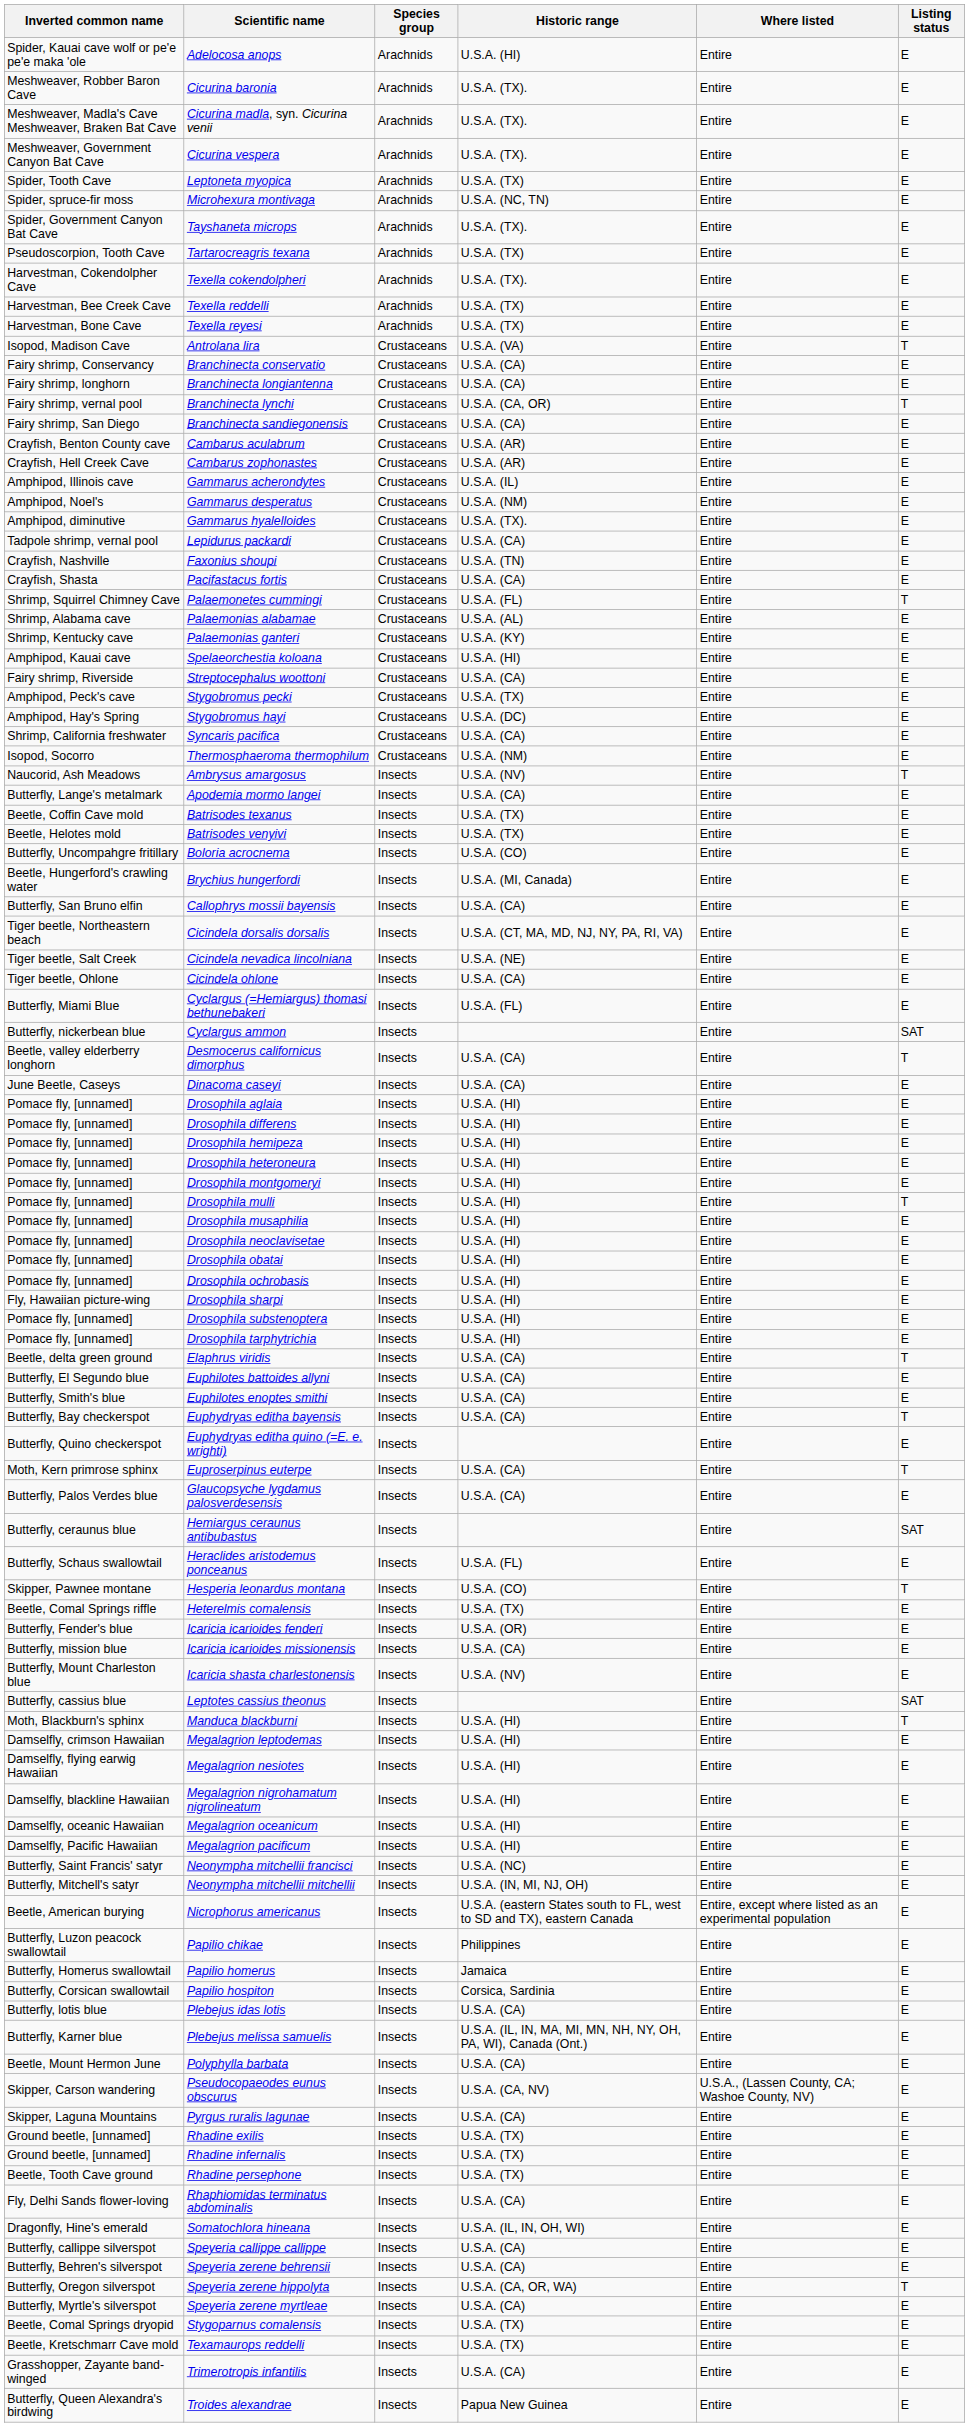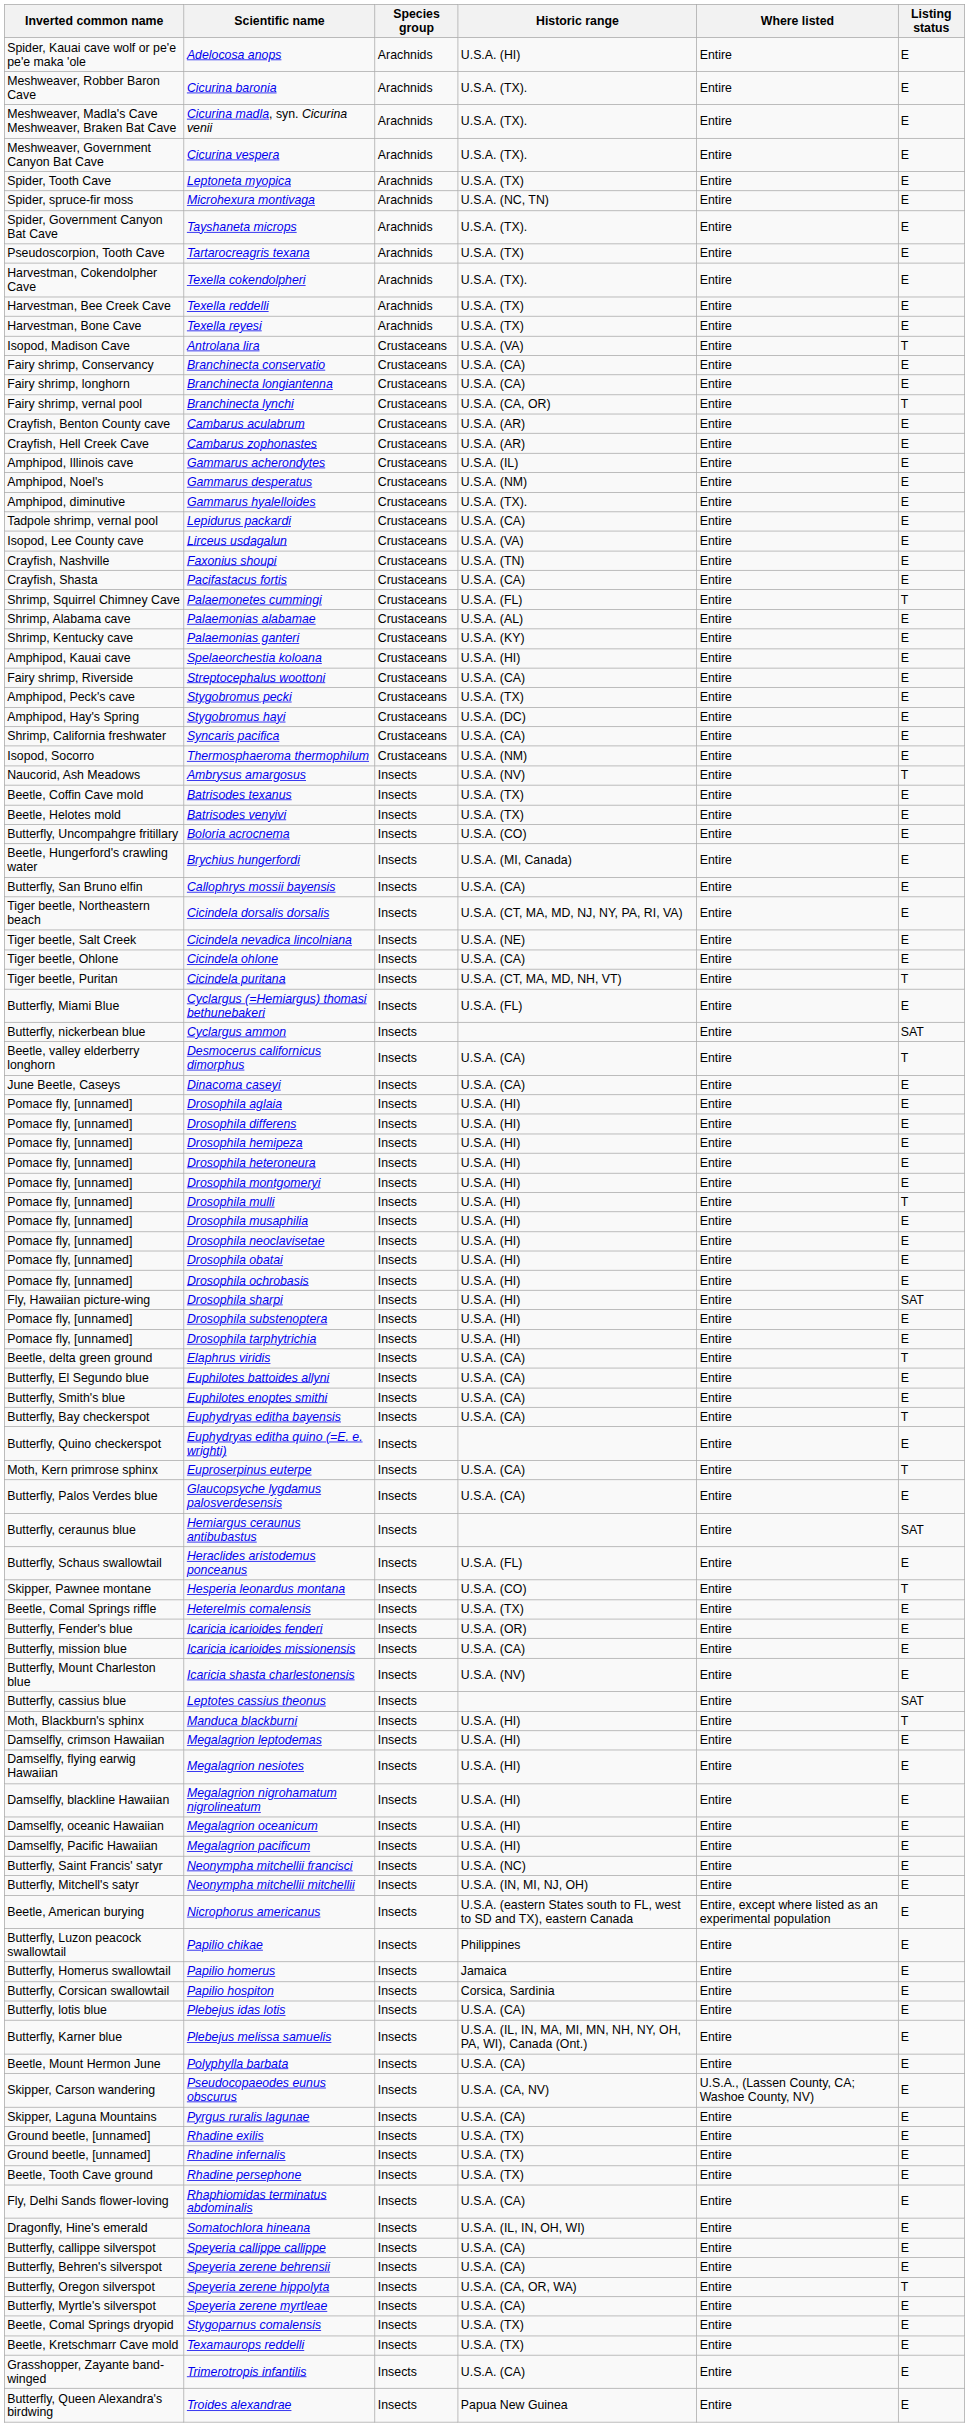- row: (267, 423)
+ row: (237, 541)
- row: (254, 795)
+ row: (236, 979)
(905, 1299) E -> (912, 1299) SAT
